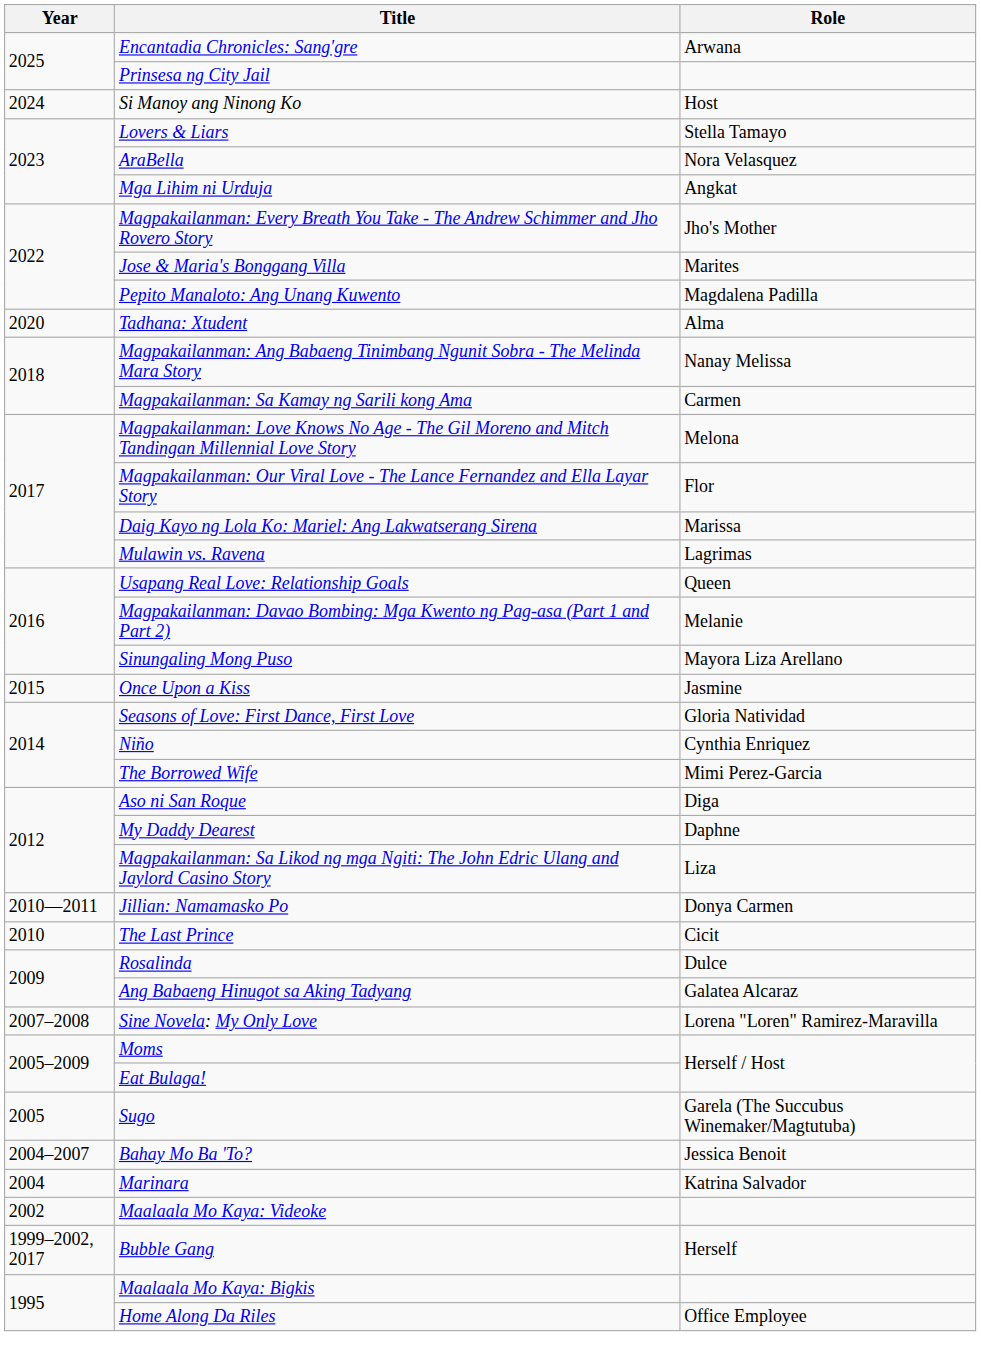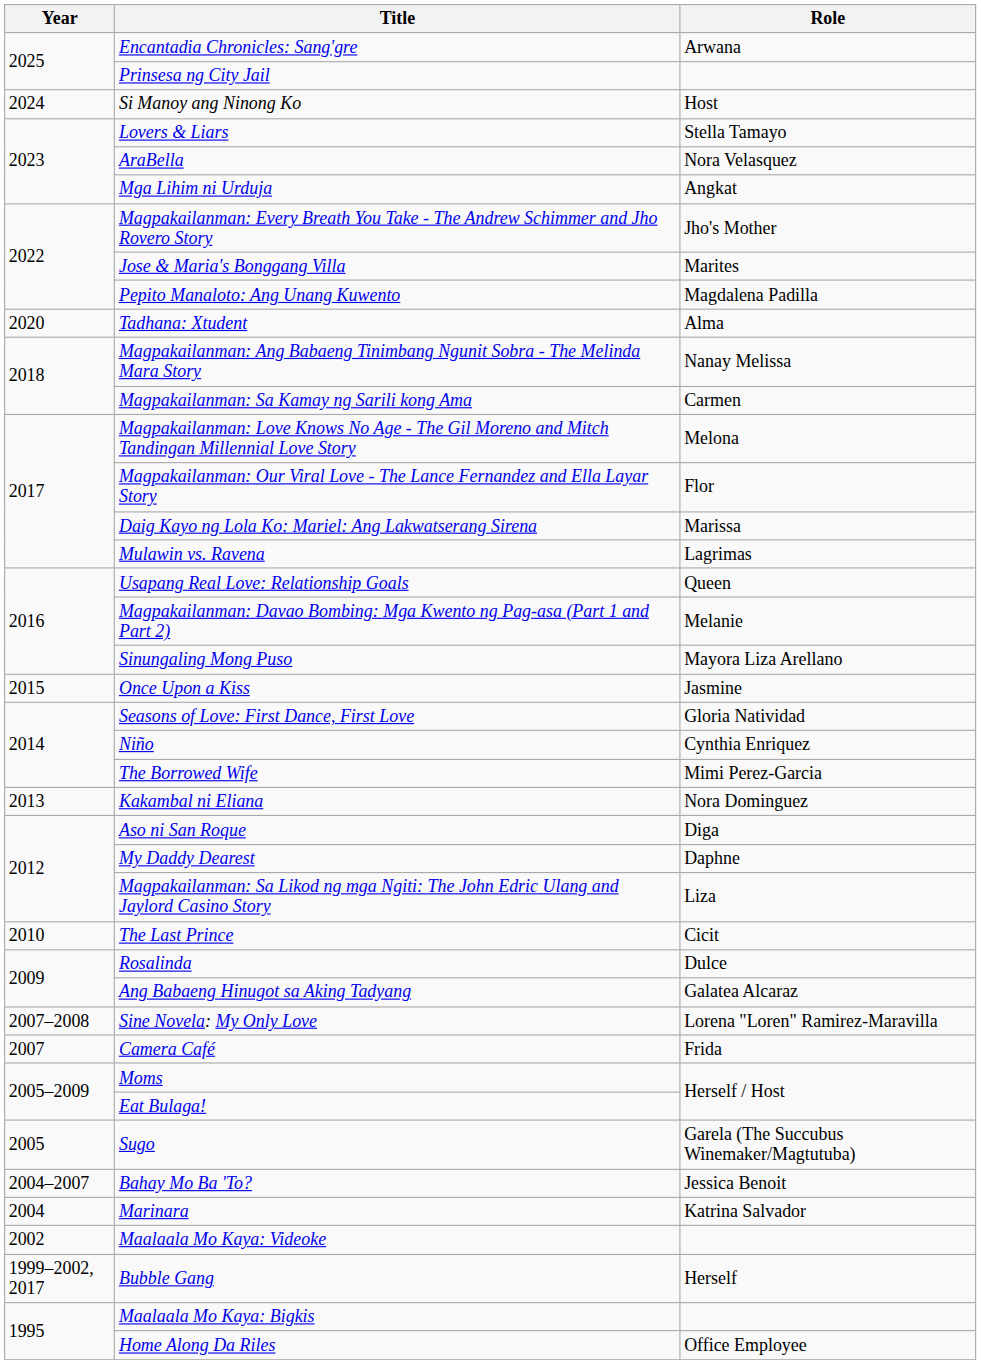+ row: (191, 801)
- row: (204, 907)
+ row: (167, 1049)
